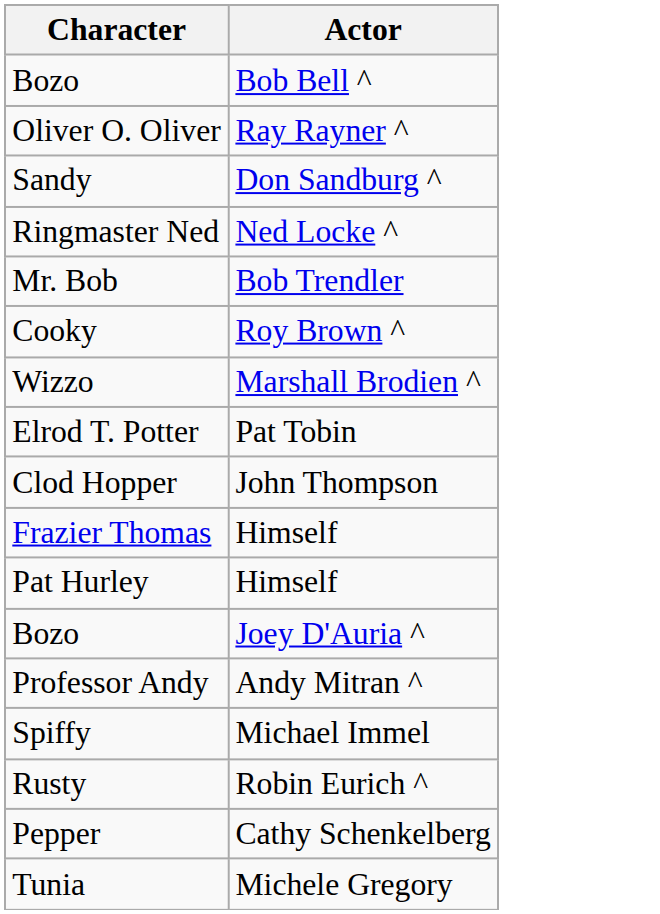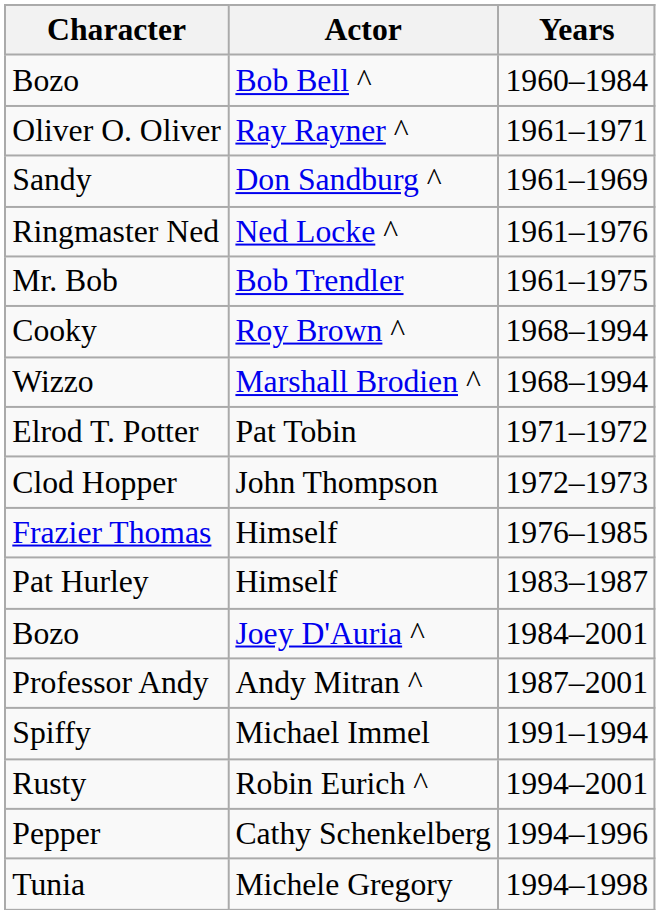+ column: (577, 29)
